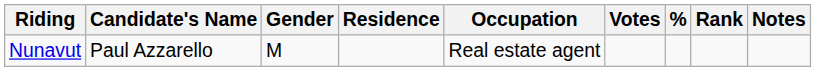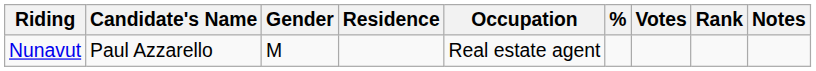columns swapped: (635, 19) <-> (678, 19)
